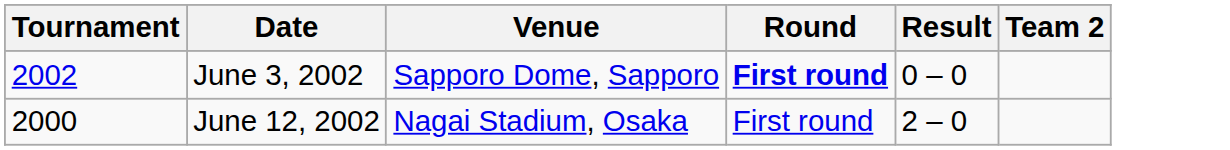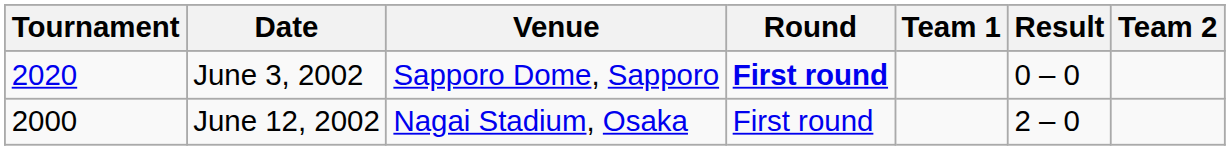+ column: (951, 27)
(44, 74) 2002 -> (44, 74) 2020
